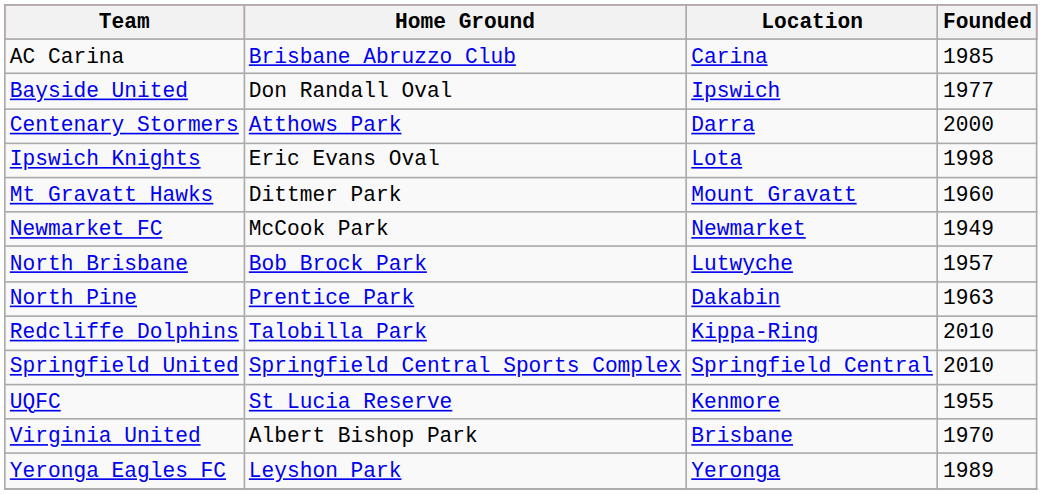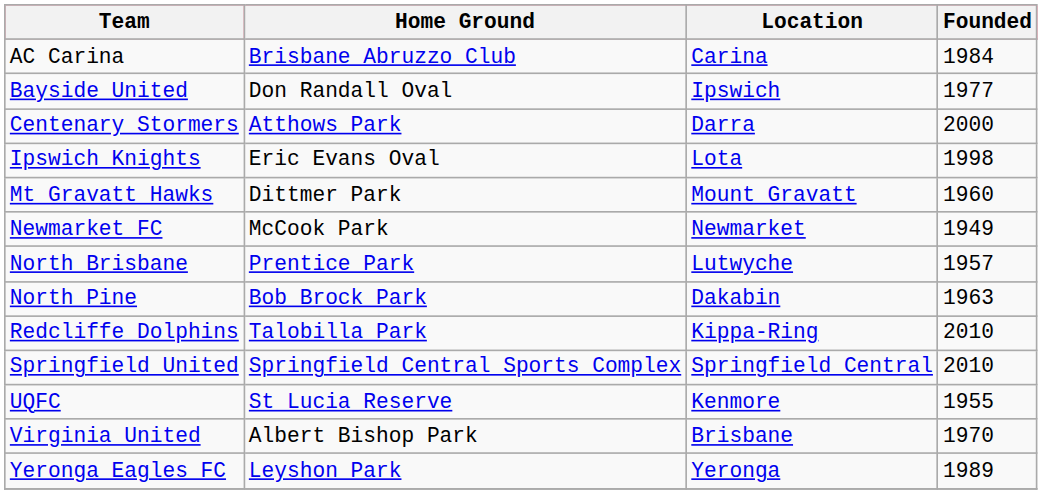(968, 57) 1985 -> (968, 57) 1984
(338, 264) Bob Brock Park -> (332, 264) Prentice Park
(332, 298) Prentice Park -> (338, 298) Bob Brock Park
